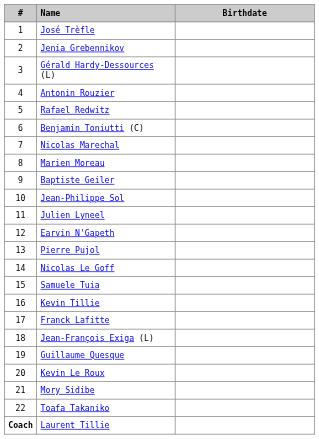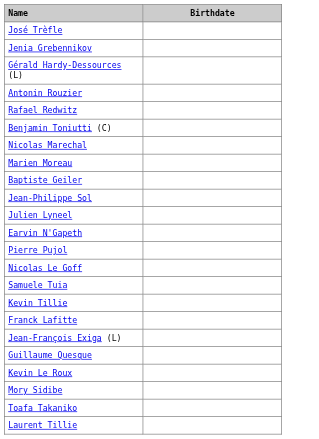- column: (21, 13)
